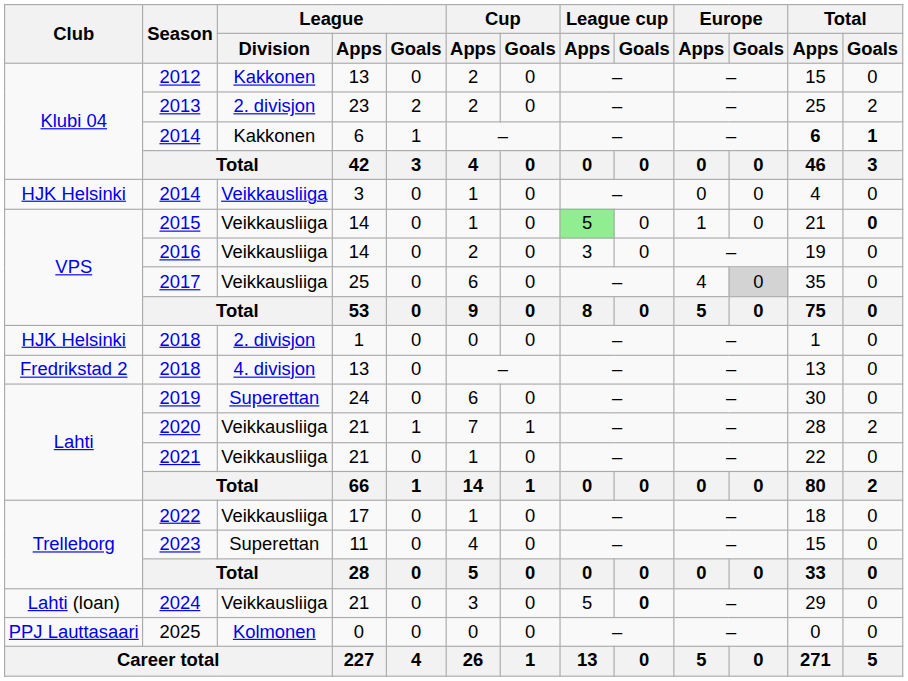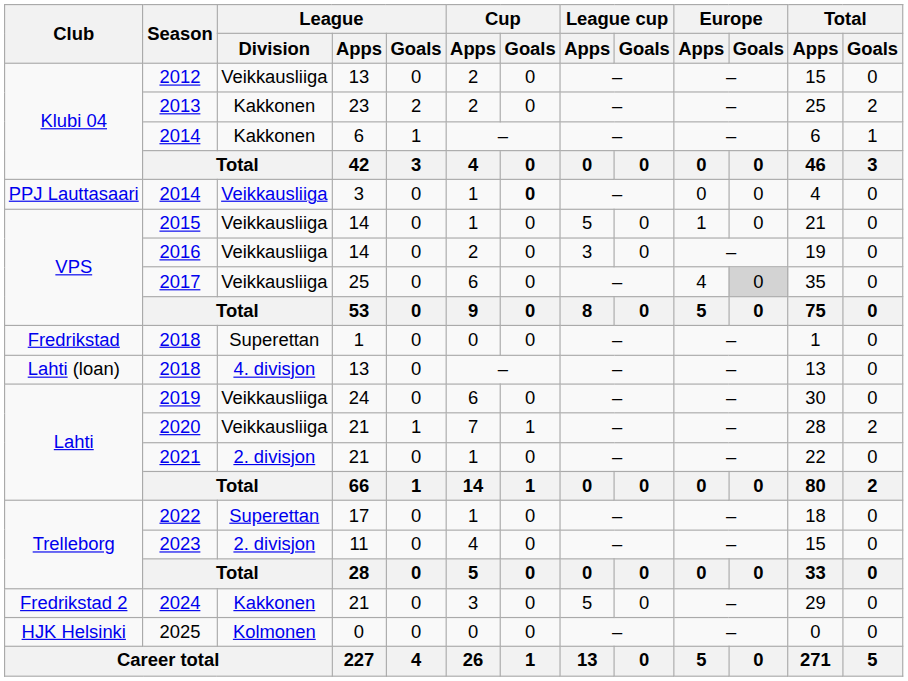(274, 77) Kakkonen -> (274, 77) Veikkausliiga
(274, 106) 2. divisjon -> (274, 106) Kakkonen
(815, 135) bold -> (815, 135) normal
(872, 135) bold -> (872, 135) normal
(74, 194) HJK Helsinki -> (74, 194) PPJ Lauttasaari
(530, 194) normal -> (530, 194) bold
(587, 223) lightgreen background -> (587, 223) no background
(872, 223) bold -> (872, 223) normal
(74, 340) HJK Helsinki -> (74, 340) Fredrikstad
(274, 340) 2. divisjon -> (274, 340) Superettan
(74, 369) Fredrikstad 2 -> (74, 369) Lahti (loan)
(274, 398) Superettan -> (274, 398) Veikkausliiga
(274, 456) Veikkausliiga -> (274, 456) 2. divisjon
(274, 515) Veikkausliiga -> (274, 515) Superettan
(274, 544) Superettan -> (274, 544) 2. divisjon
(74, 602) Lahti (loan) -> (74, 602) Fredrikstad 2
(274, 602) Veikkausliiga -> (274, 602) Kakkonen
(644, 602) bold -> (644, 602) normal
(74, 631) PPJ Lauttasaari -> (74, 631) HJK Helsinki
